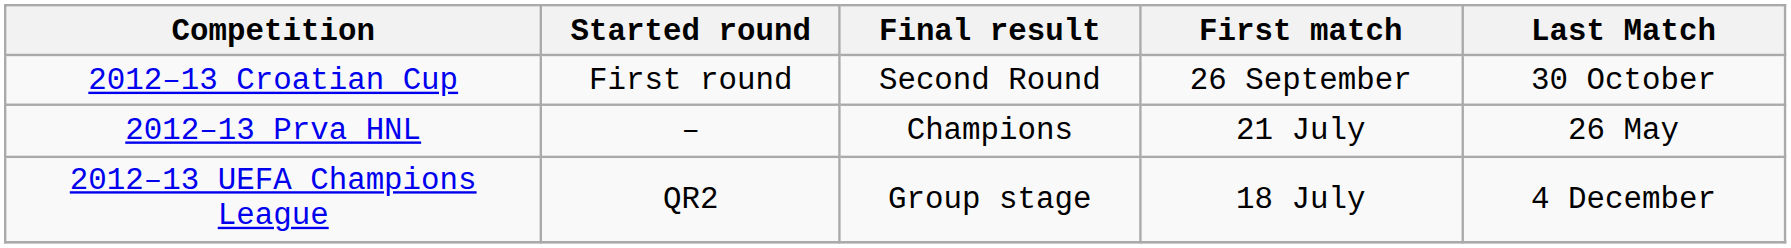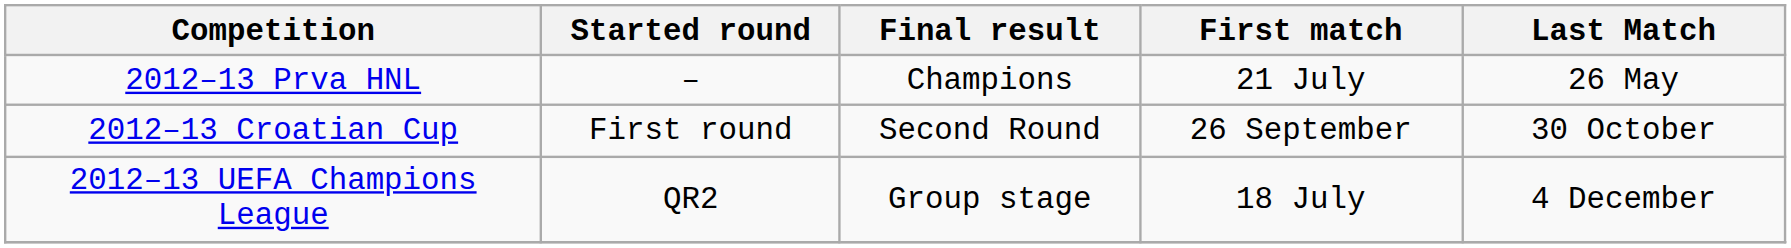rows swapped: (273, 131) <-> (273, 81)
